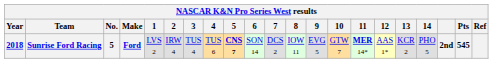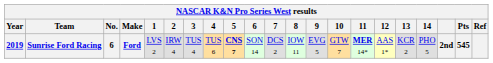(15, 46) 2018 -> (15, 46) 2019
(112, 46) 5 -> (112, 46) 6
